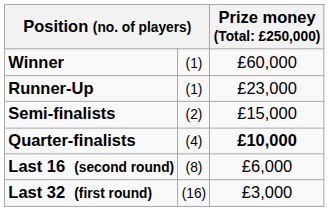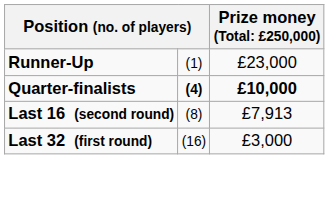- row: (36, 62)
- row: (62, 114)
(194, 141) normal -> (194, 88) bold
(267, 166) £6,000 -> (267, 114) £7,913
